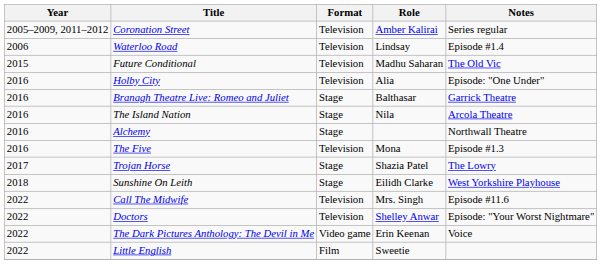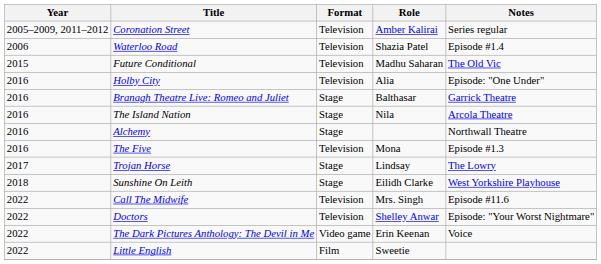(393, 47) Lindsay -> (402, 47) Shazia Patel
(402, 166) Shazia Patel -> (393, 166) Lindsay
